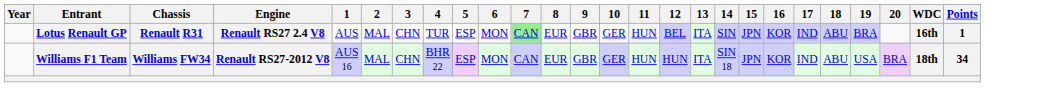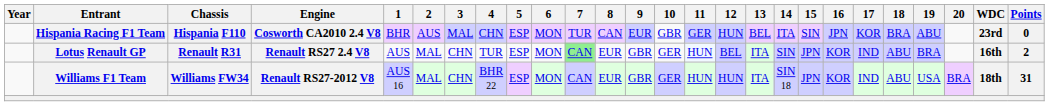+ row: (101, 33)
(962, 33) 1 -> (1026, 52) 2
(962, 59) 34 -> (1026, 78) 31
